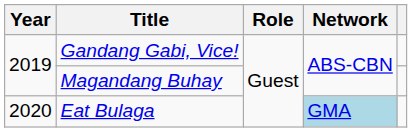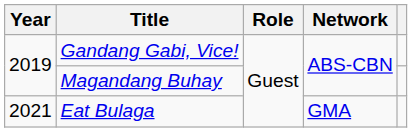(30, 111) 2020 -> (30, 111) 2021
(329, 111) lightblue background -> (329, 111) no background
